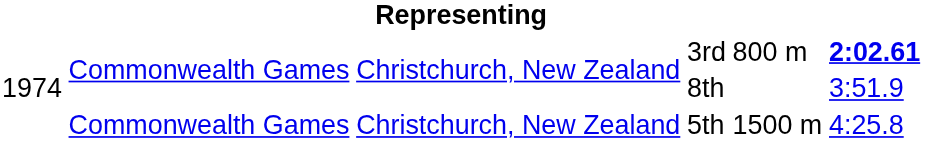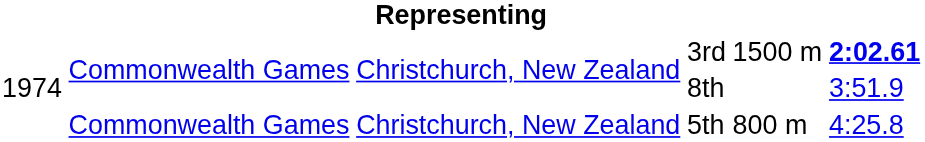(770, 51) 800 m -> (777, 51) 1500 m
(777, 125) 1500 m -> (770, 125) 800 m
